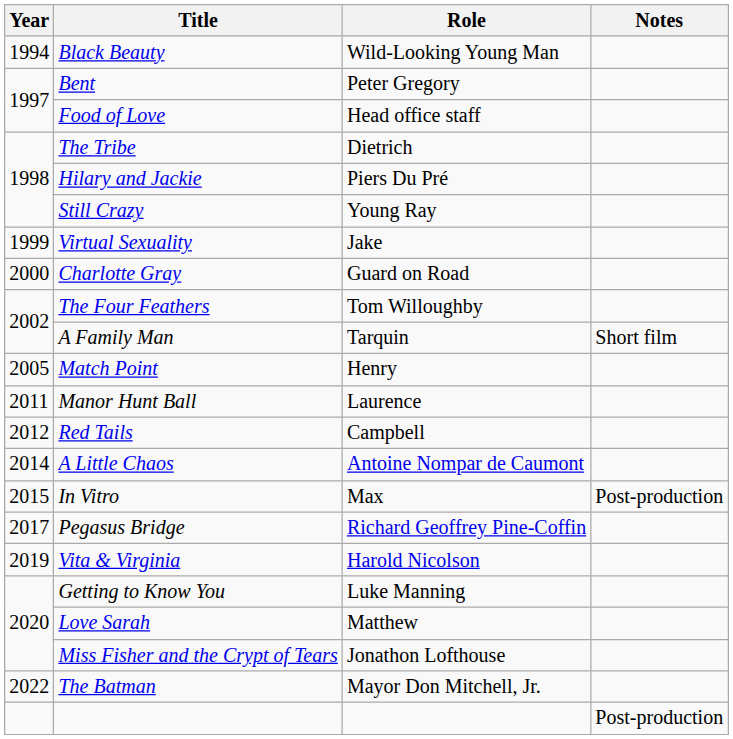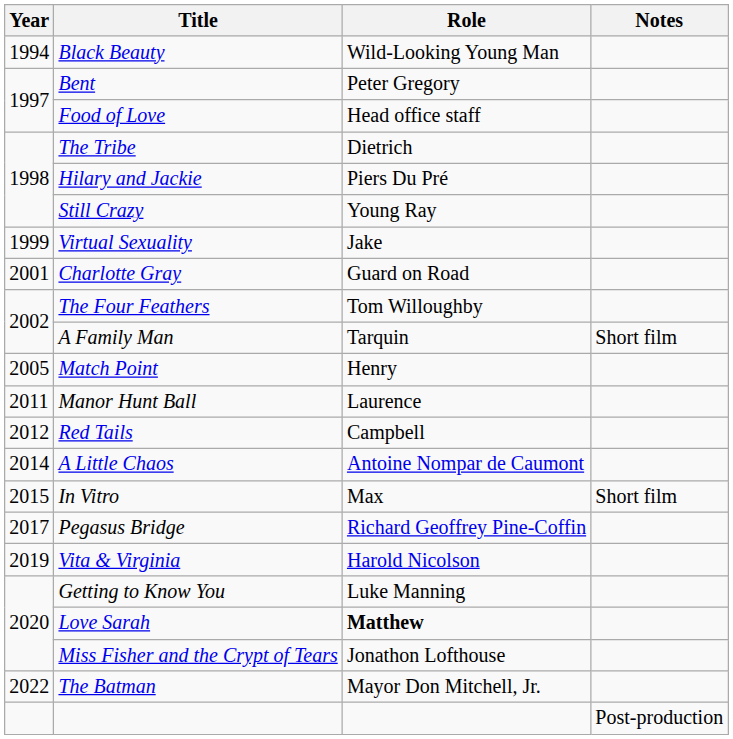(29, 274) 2000 -> (29, 274) 2001
(659, 496) Post-production -> (636, 496) Short film
(382, 623) normal -> (385, 623) bold
